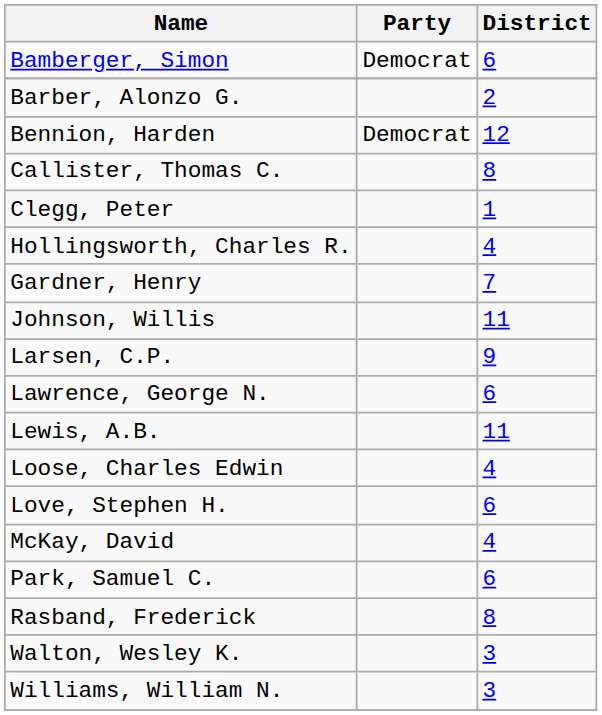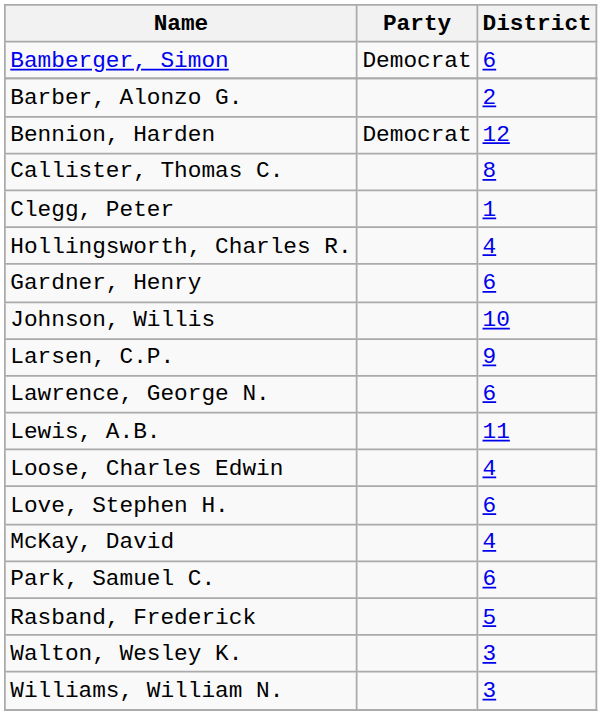(489, 283) 7 -> (489, 283) 6
(496, 320) 11 -> (496, 320) 10
(489, 617) 8 -> (489, 617) 5
